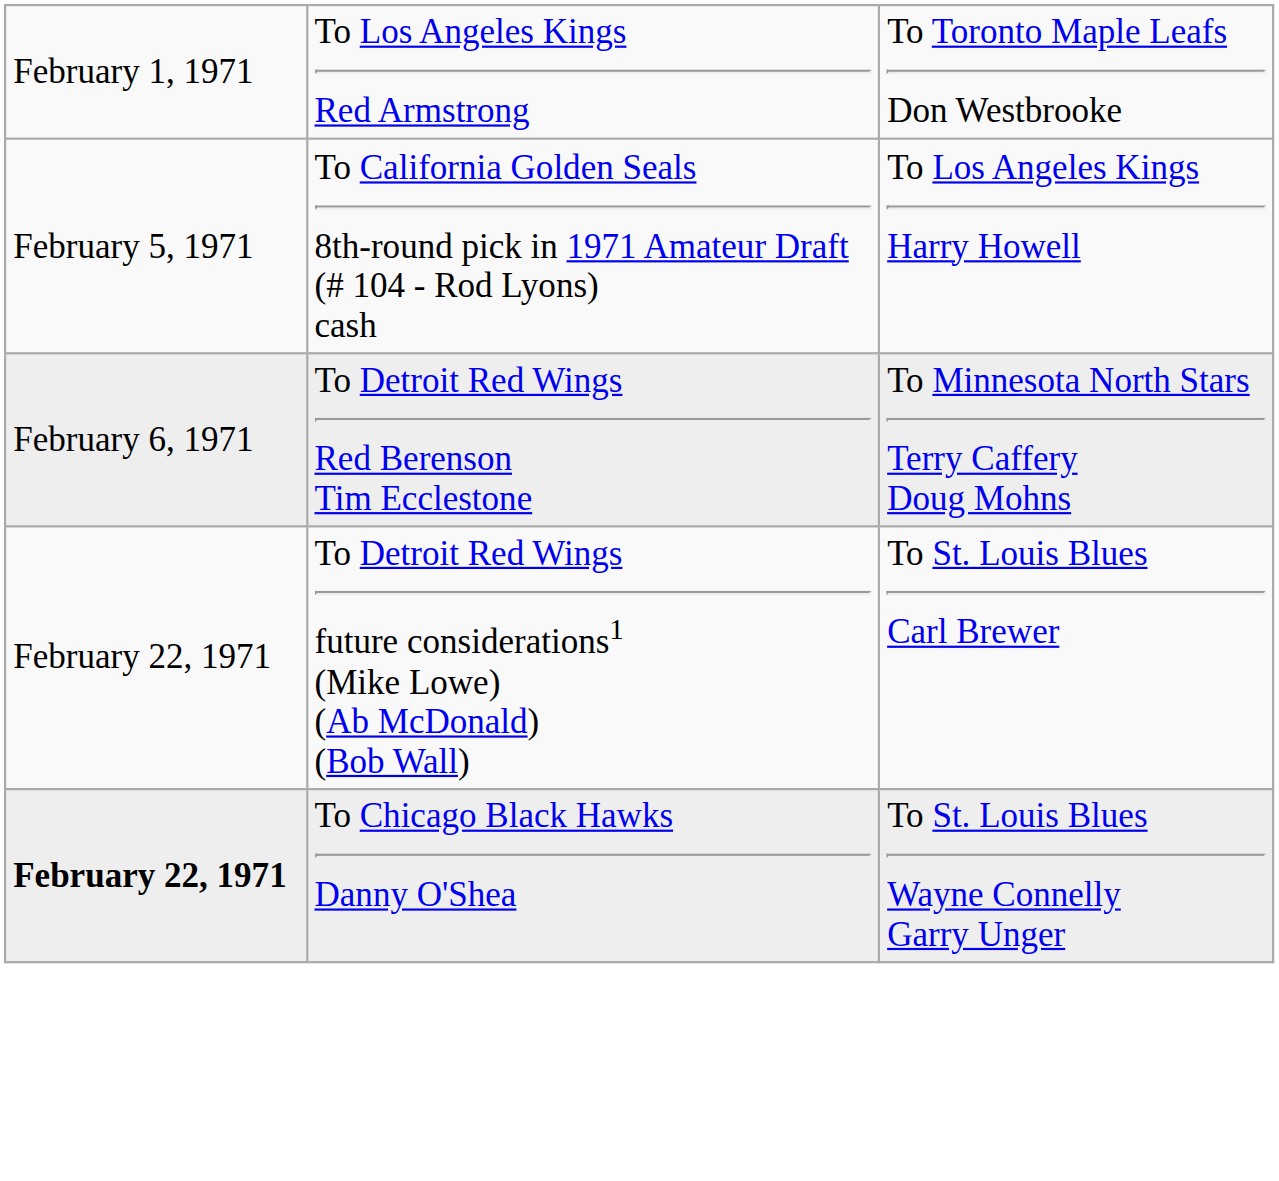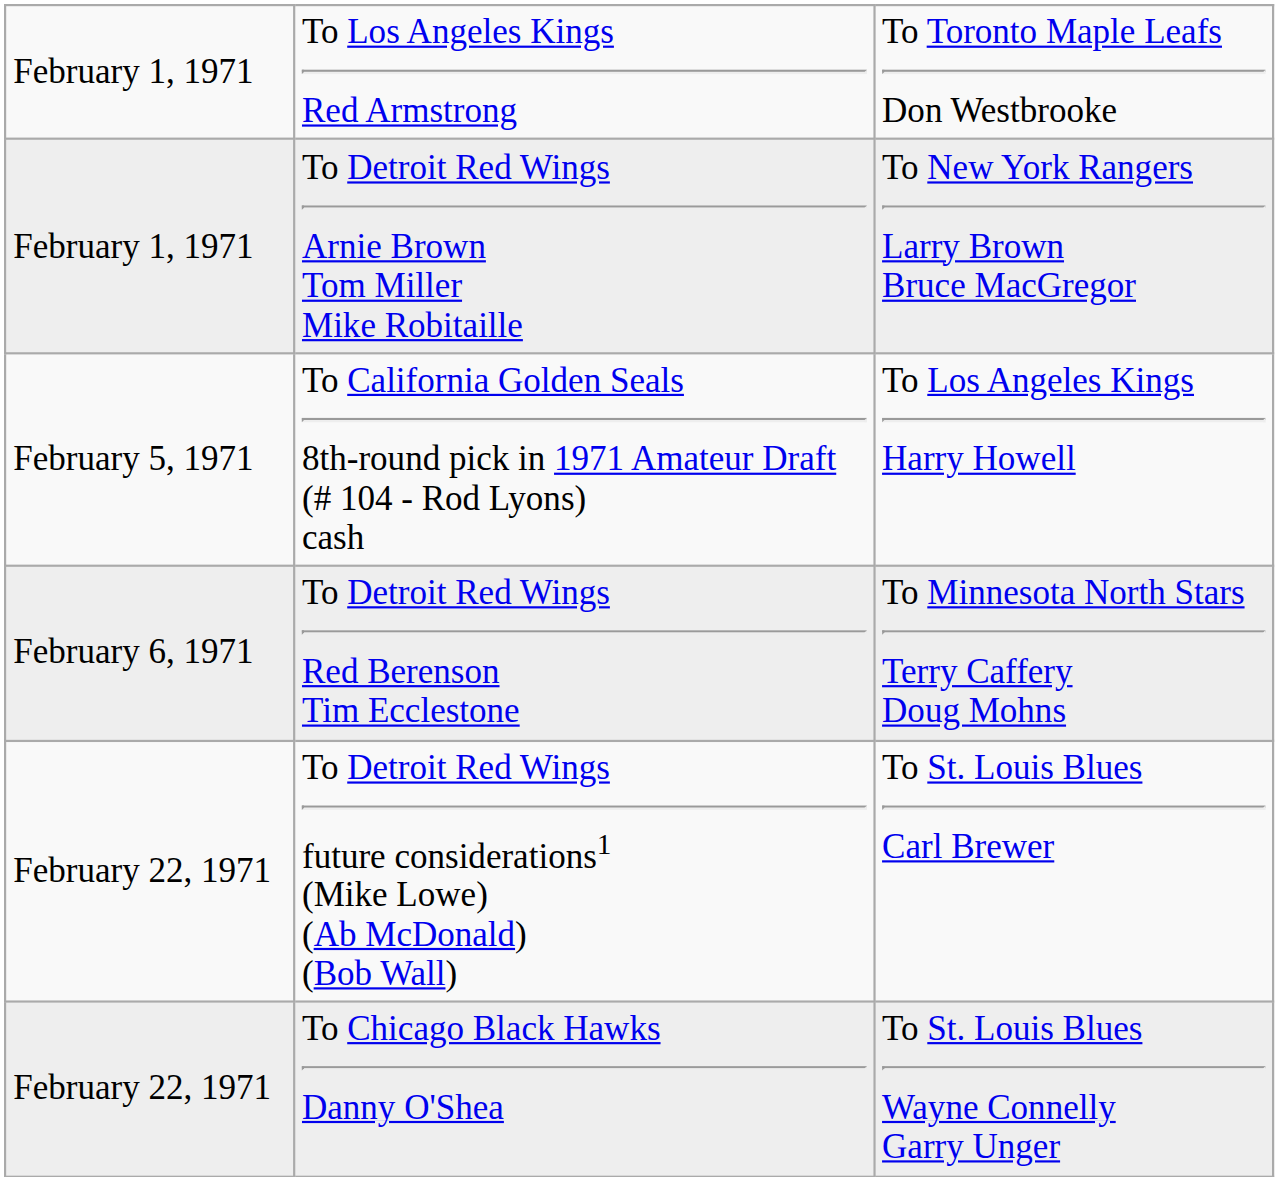+ row: (584, 245)
(150, 875) bold -> (142, 1088) normal
